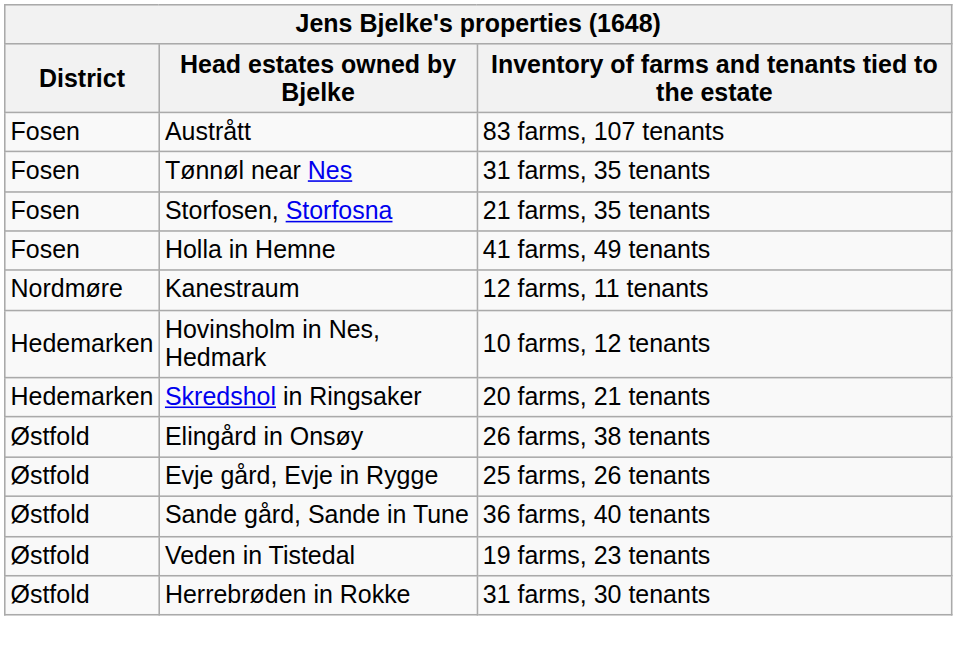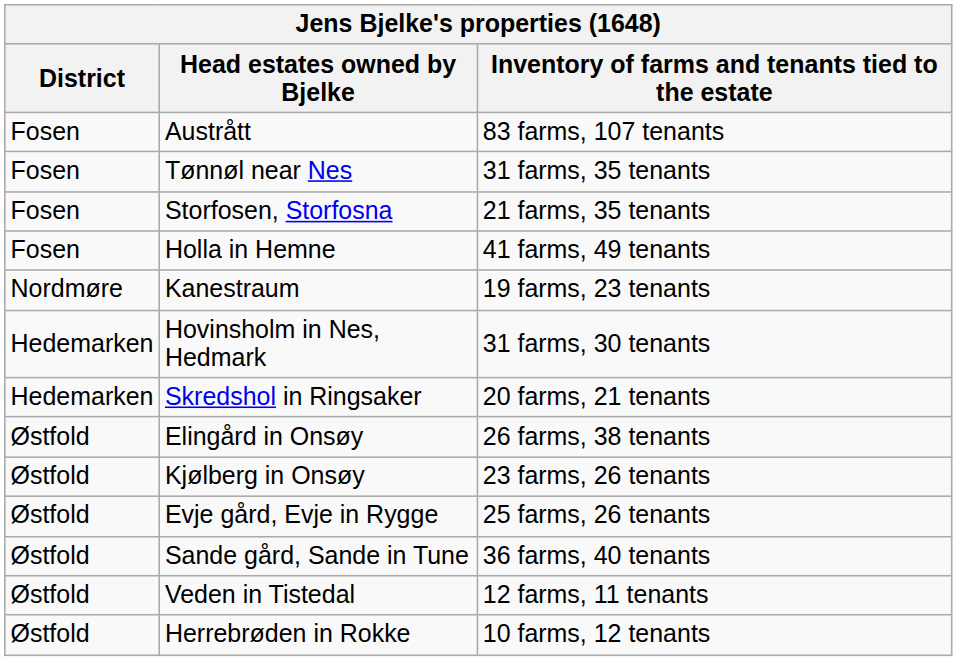(596, 289) 12 farms, 11 tenants -> (597, 289) 19 farms, 23 tenants
(597, 343) 10 farms, 12 tenants -> (597, 343) 31 farms, 30 tenants
+ row: (265, 476)
(597, 555) 19 farms, 23 tenants -> (596, 595) 12 farms, 11 tenants
(597, 595) 31 farms, 30 tenants -> (597, 634) 10 farms, 12 tenants
